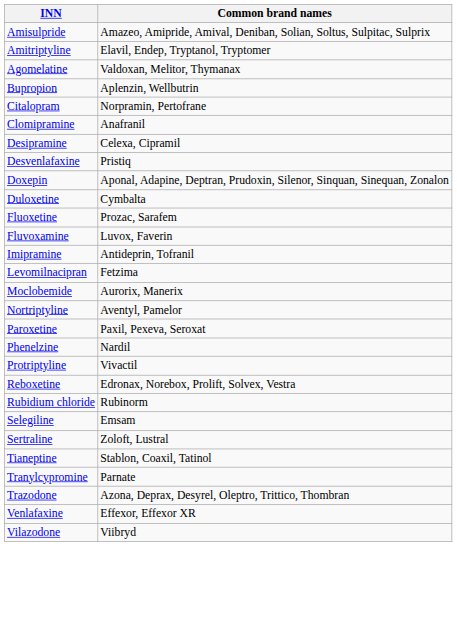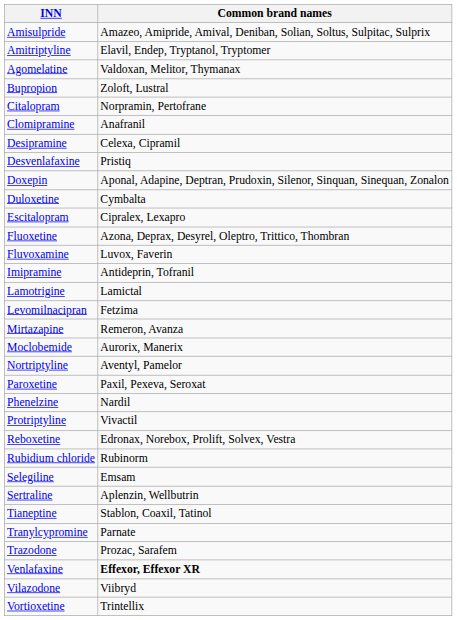(149, 87) Aplenzin, Wellbutrin -> (134, 87) Zoloft, Lustral
+ row: (38, 217)
(139, 217) Prozac, Sarafem -> (225, 236) Azona, Deprax, Desyrel, Oleptro, Trittico, Thombran
+ row: (36, 291)
+ row: (35, 328)
(134, 439) Zoloft, Lustral -> (149, 495) Aplenzin, Wellbutrin
(225, 495) Azona, Deprax, Desyrel, Oleptro, Trittico, Thombran -> (139, 550) Prozac, Sarafem
(148, 513) normal -> (150, 569) bold
+ row: (36, 606)
